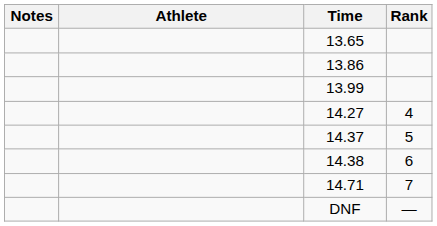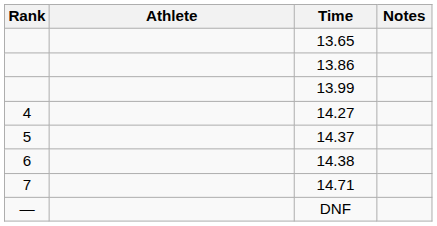columns swapped: (409, 16) <-> (32, 16)
